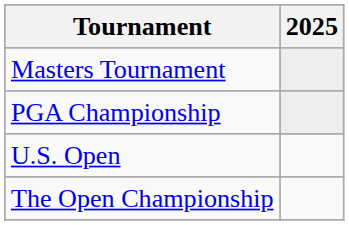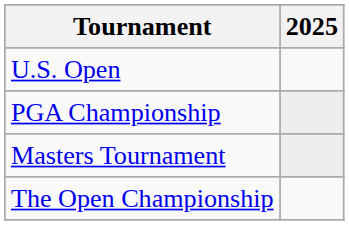rows swapped: (118, 69) <-> (66, 155)
